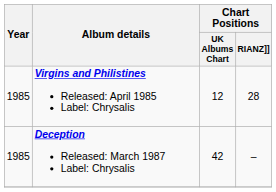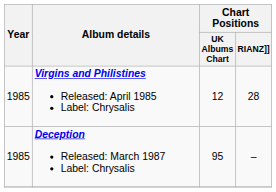(217, 157) 42 -> (217, 157) 95
